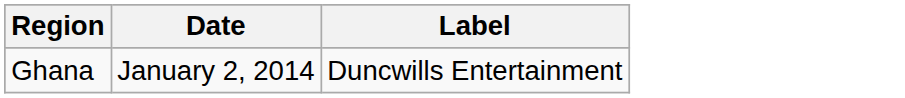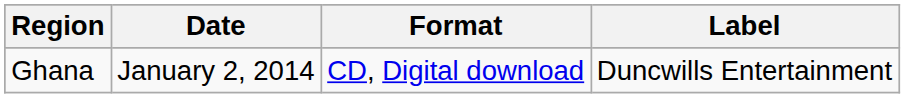+ column: (456, 26)
